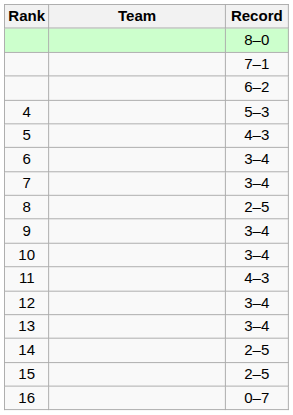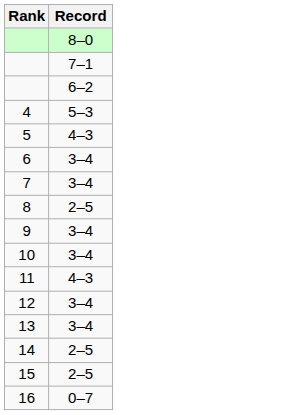- column: (137, 16)
